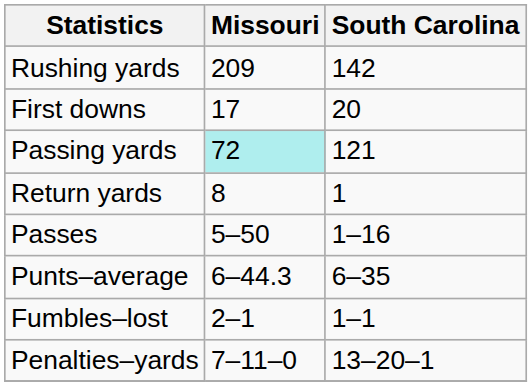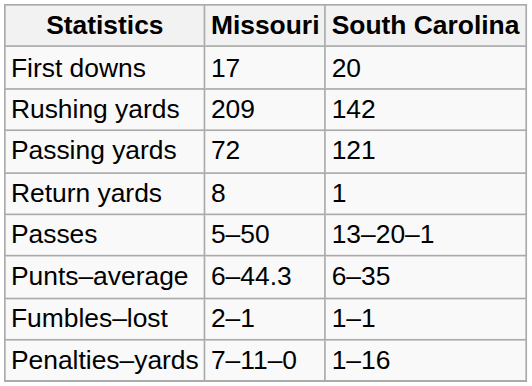rows swapped: (78, 109) <-> (95, 67)
(226, 151) paleturquoise background -> (226, 151) no background
(361, 234) 1–16 -> (383, 234) 13–20–1
(383, 360) 13–20–1 -> (361, 360) 1–16
